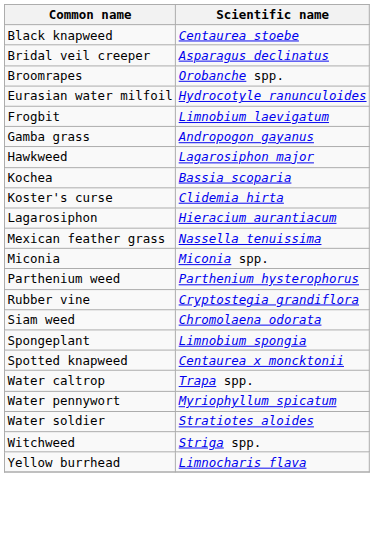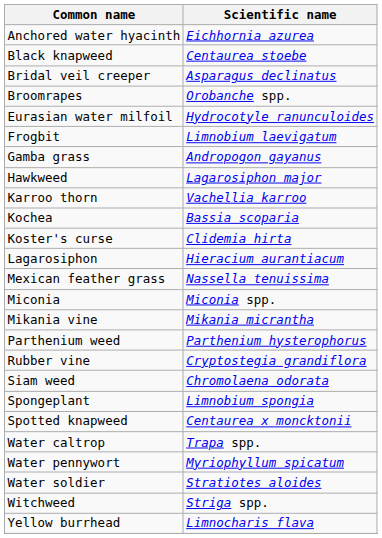+ row: (94, 35)
+ row: (53, 198)
+ row: (53, 320)
